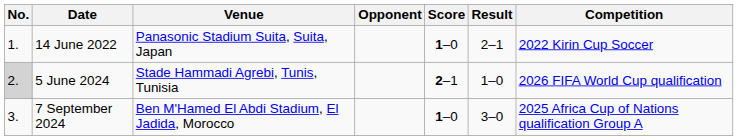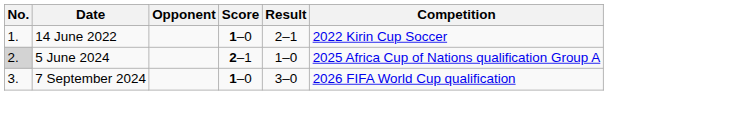- column: (244, 15)
(620, 80) 2026 FIFA World Cup qualification -> (456, 57) 2025 Africa Cup of Nations qualification Group A
(599, 116) 2025 Africa Cup of Nations qualification Group A -> (414, 79) 2026 FIFA World Cup qualification
